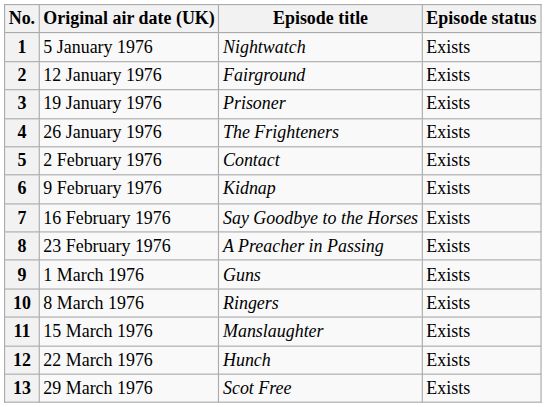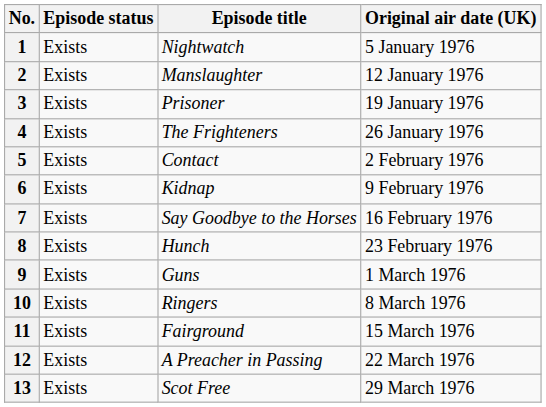columns swapped: (129, 18) <-> (481, 18)
(264, 75) Fairground -> (212, 75) Manslaughter
(303, 246) A Preacher in Passing -> (186, 246) Hunch
(273, 331) Manslaughter -> (203, 331) Fairground
(247, 359) Hunch -> (242, 359) A Preacher in Passing
